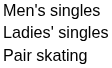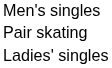rows swapped: (56, 33) <-> (45, 55)
